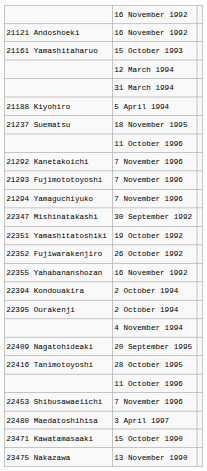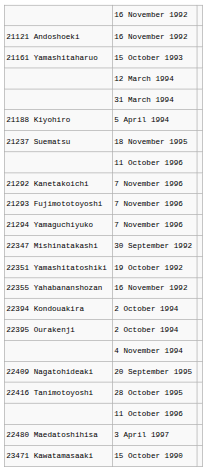- row: (54, 254)
- row: (54, 402)
- row: (38, 457)
